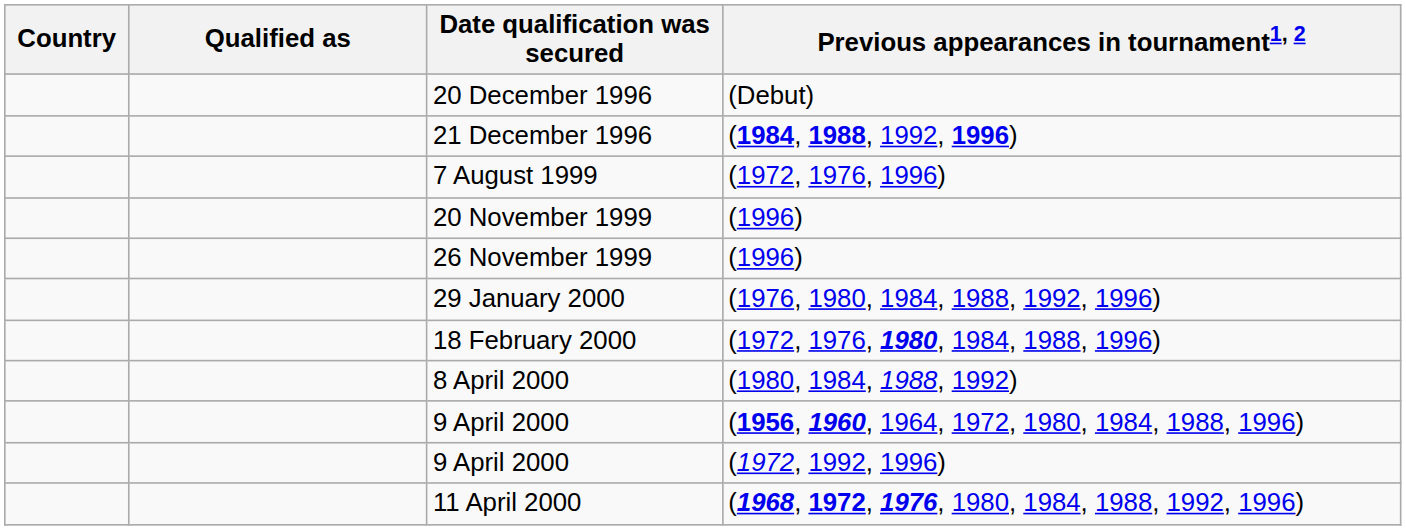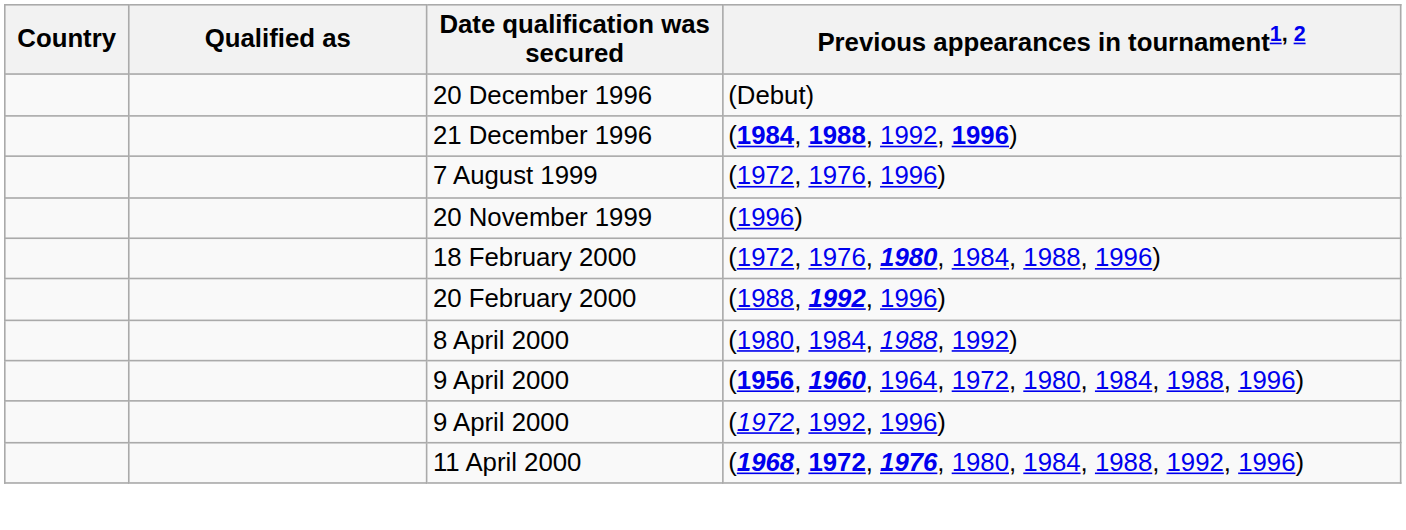- row: (542, 258)
- row: (529, 299)
+ row: (535, 299)
